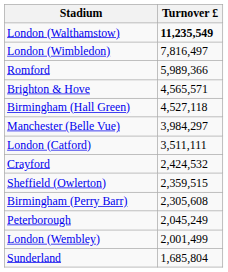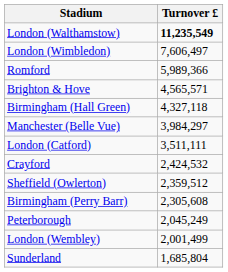(184, 51) 7,816,497 -> (184, 51) 7,606,497
(184, 107) 4,527,118 -> (184, 107) 4,327,118
(184, 182) 2,359,515 -> (184, 182) 2,359,512
